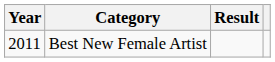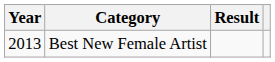(24, 43) 2011 -> (25, 43) 2013
